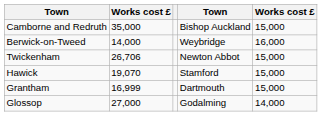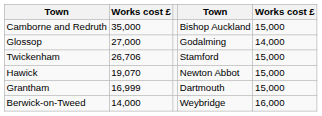rows swapped: (24, 103) <-> (46, 42)
(210, 57) Newton Abbot -> (199, 57) Stamford
(199, 73) Stamford -> (210, 73) Newton Abbot
